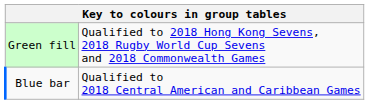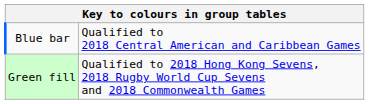rows swapped: (42, 45) <-> (42, 83)
